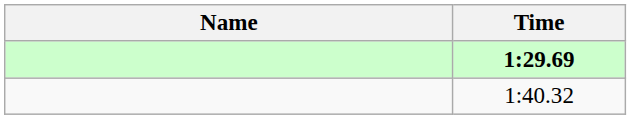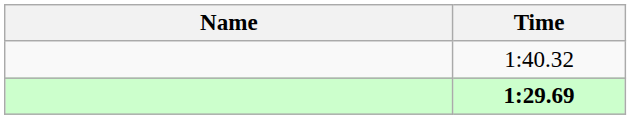rows swapped: (539, 59) <-> (539, 95)
